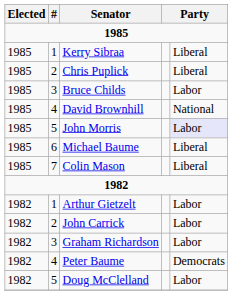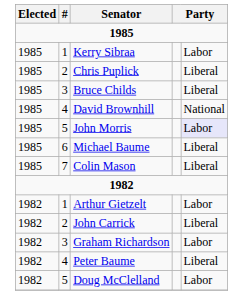(190, 52) Liberal -> (198, 52) Labor
(187, 90) Labor -> (201, 90) Liberal
(187, 223) Labor -> (201, 223) Liberal
(199, 261) Democrats -> (201, 261) Liberal
